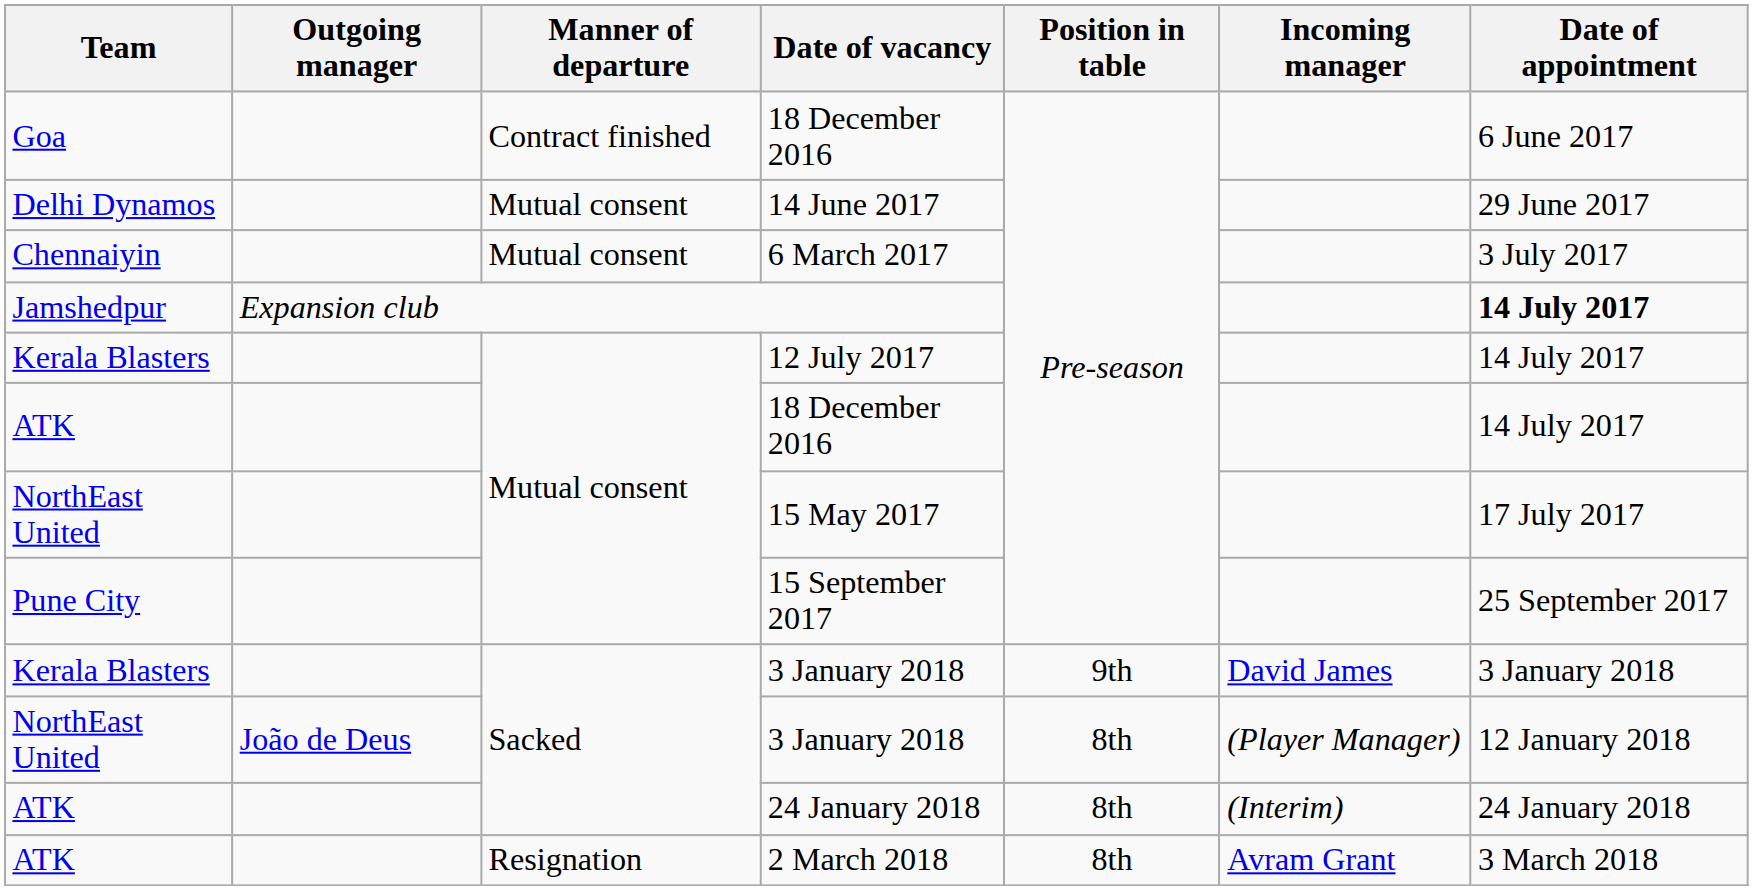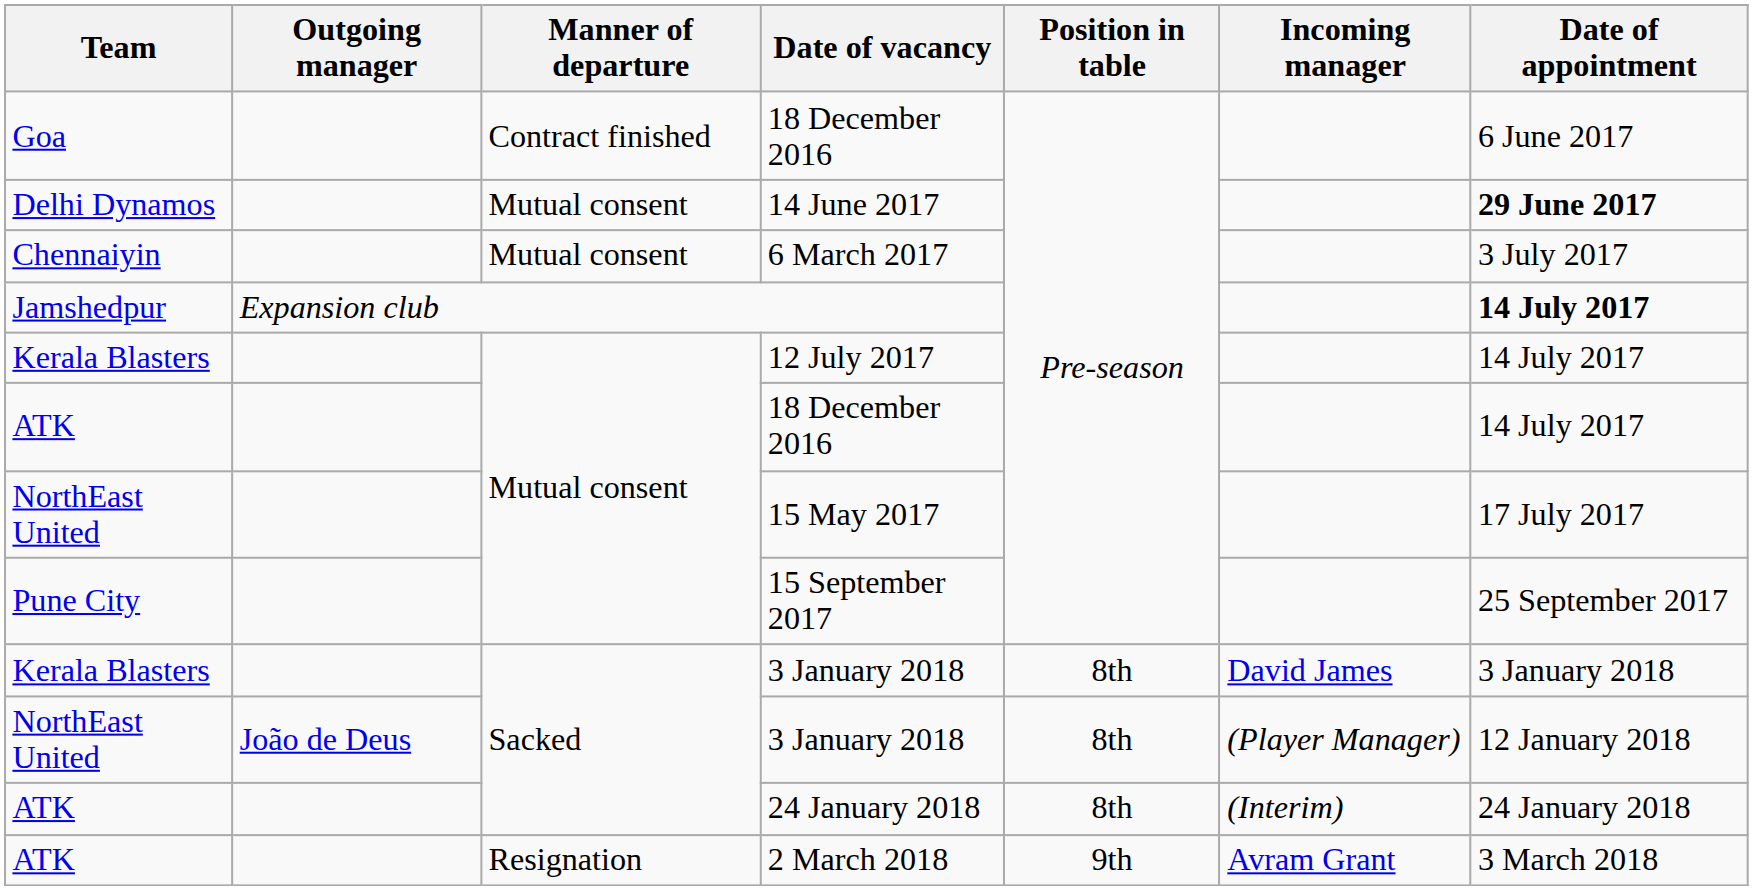(1564, 204) normal -> (1567, 204) bold
(1112, 669) 9th -> (1112, 669) 8th
(1112, 859) 8th -> (1112, 859) 9th
